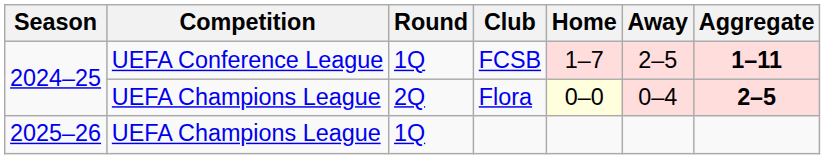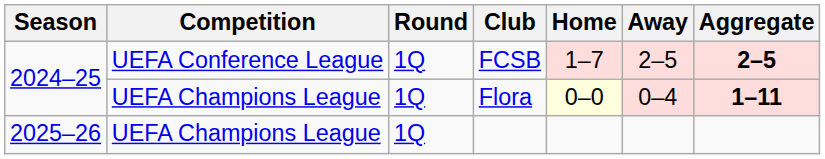(757, 60) 1–11 -> (757, 60) 2–5
(410, 97) 2Q -> (410, 97) 1Q
(757, 97) 2–5 -> (757, 97) 1–11
